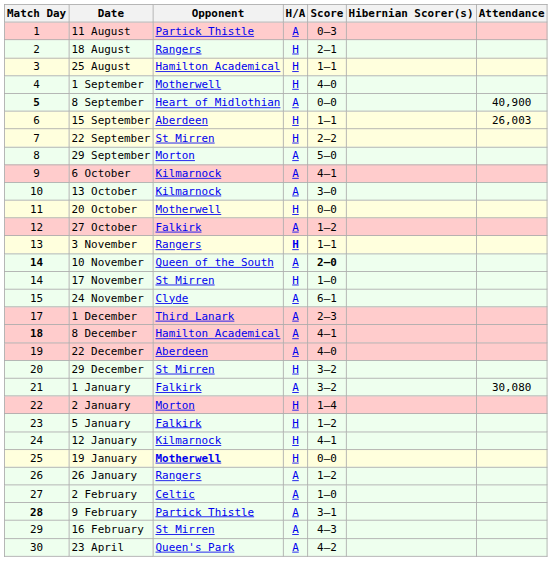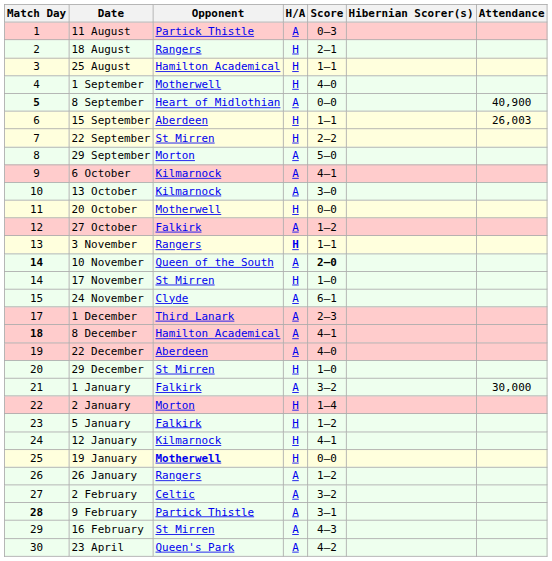(327, 369) 3–2 -> (327, 369) 1–0
(512, 387) 30,080 -> (512, 387) 30,000
(327, 494) 1–0 -> (327, 494) 3–2
